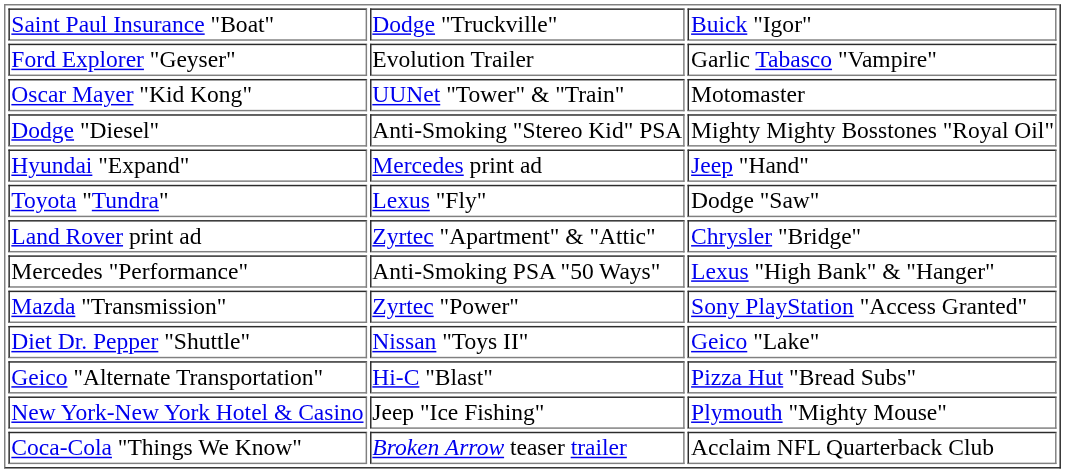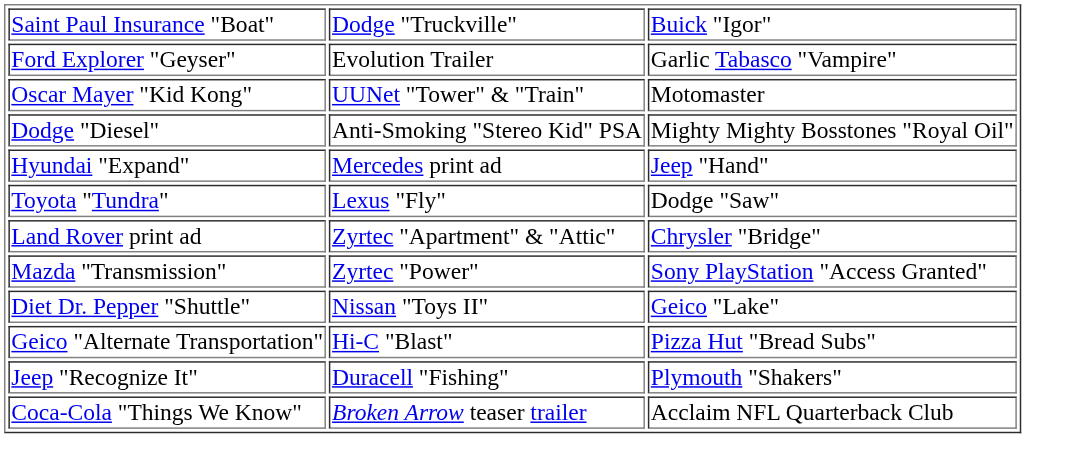- row: (130, 271)
+ row: (105, 377)
- row: (187, 412)
